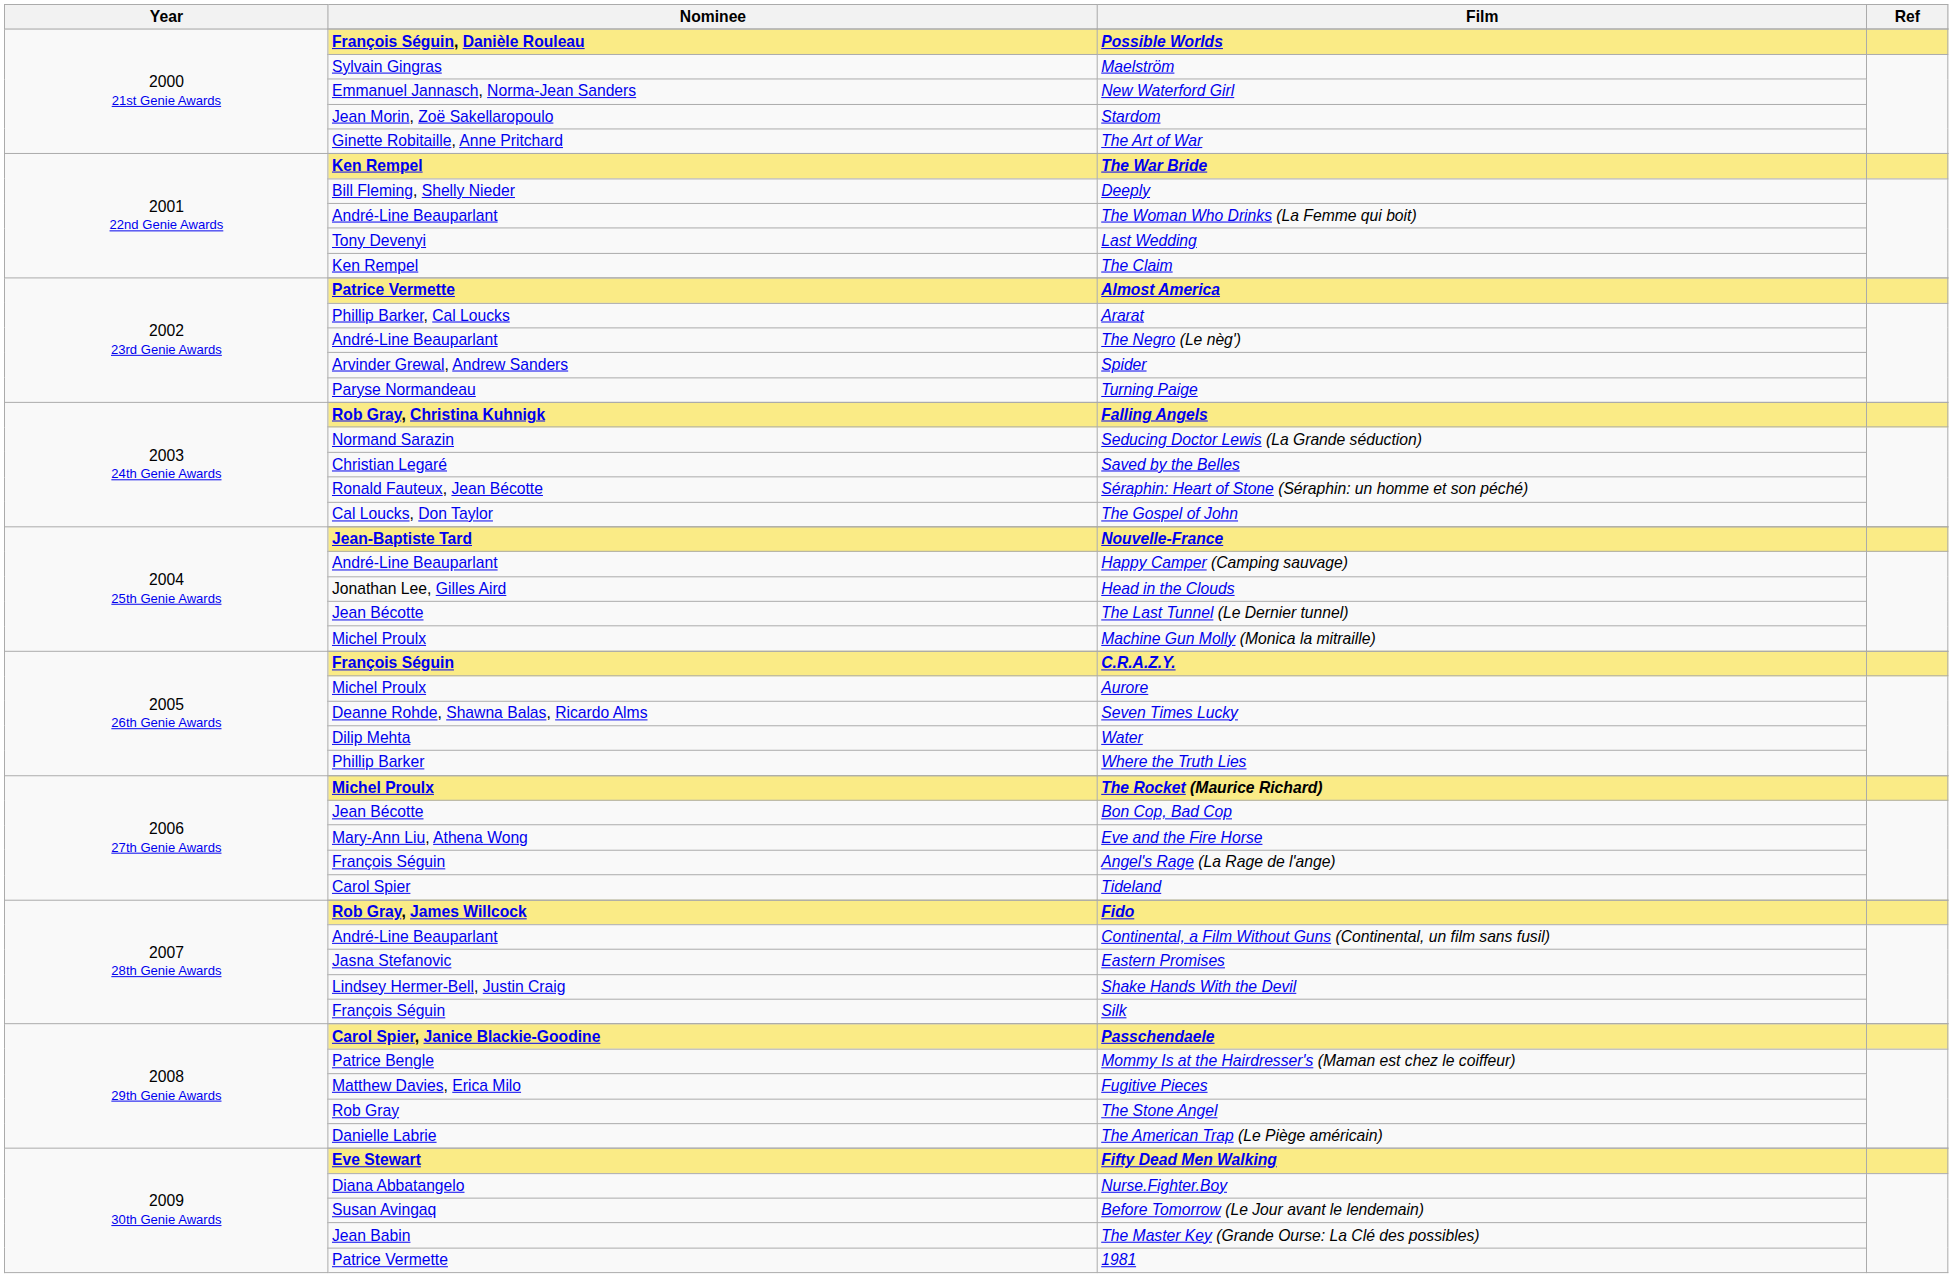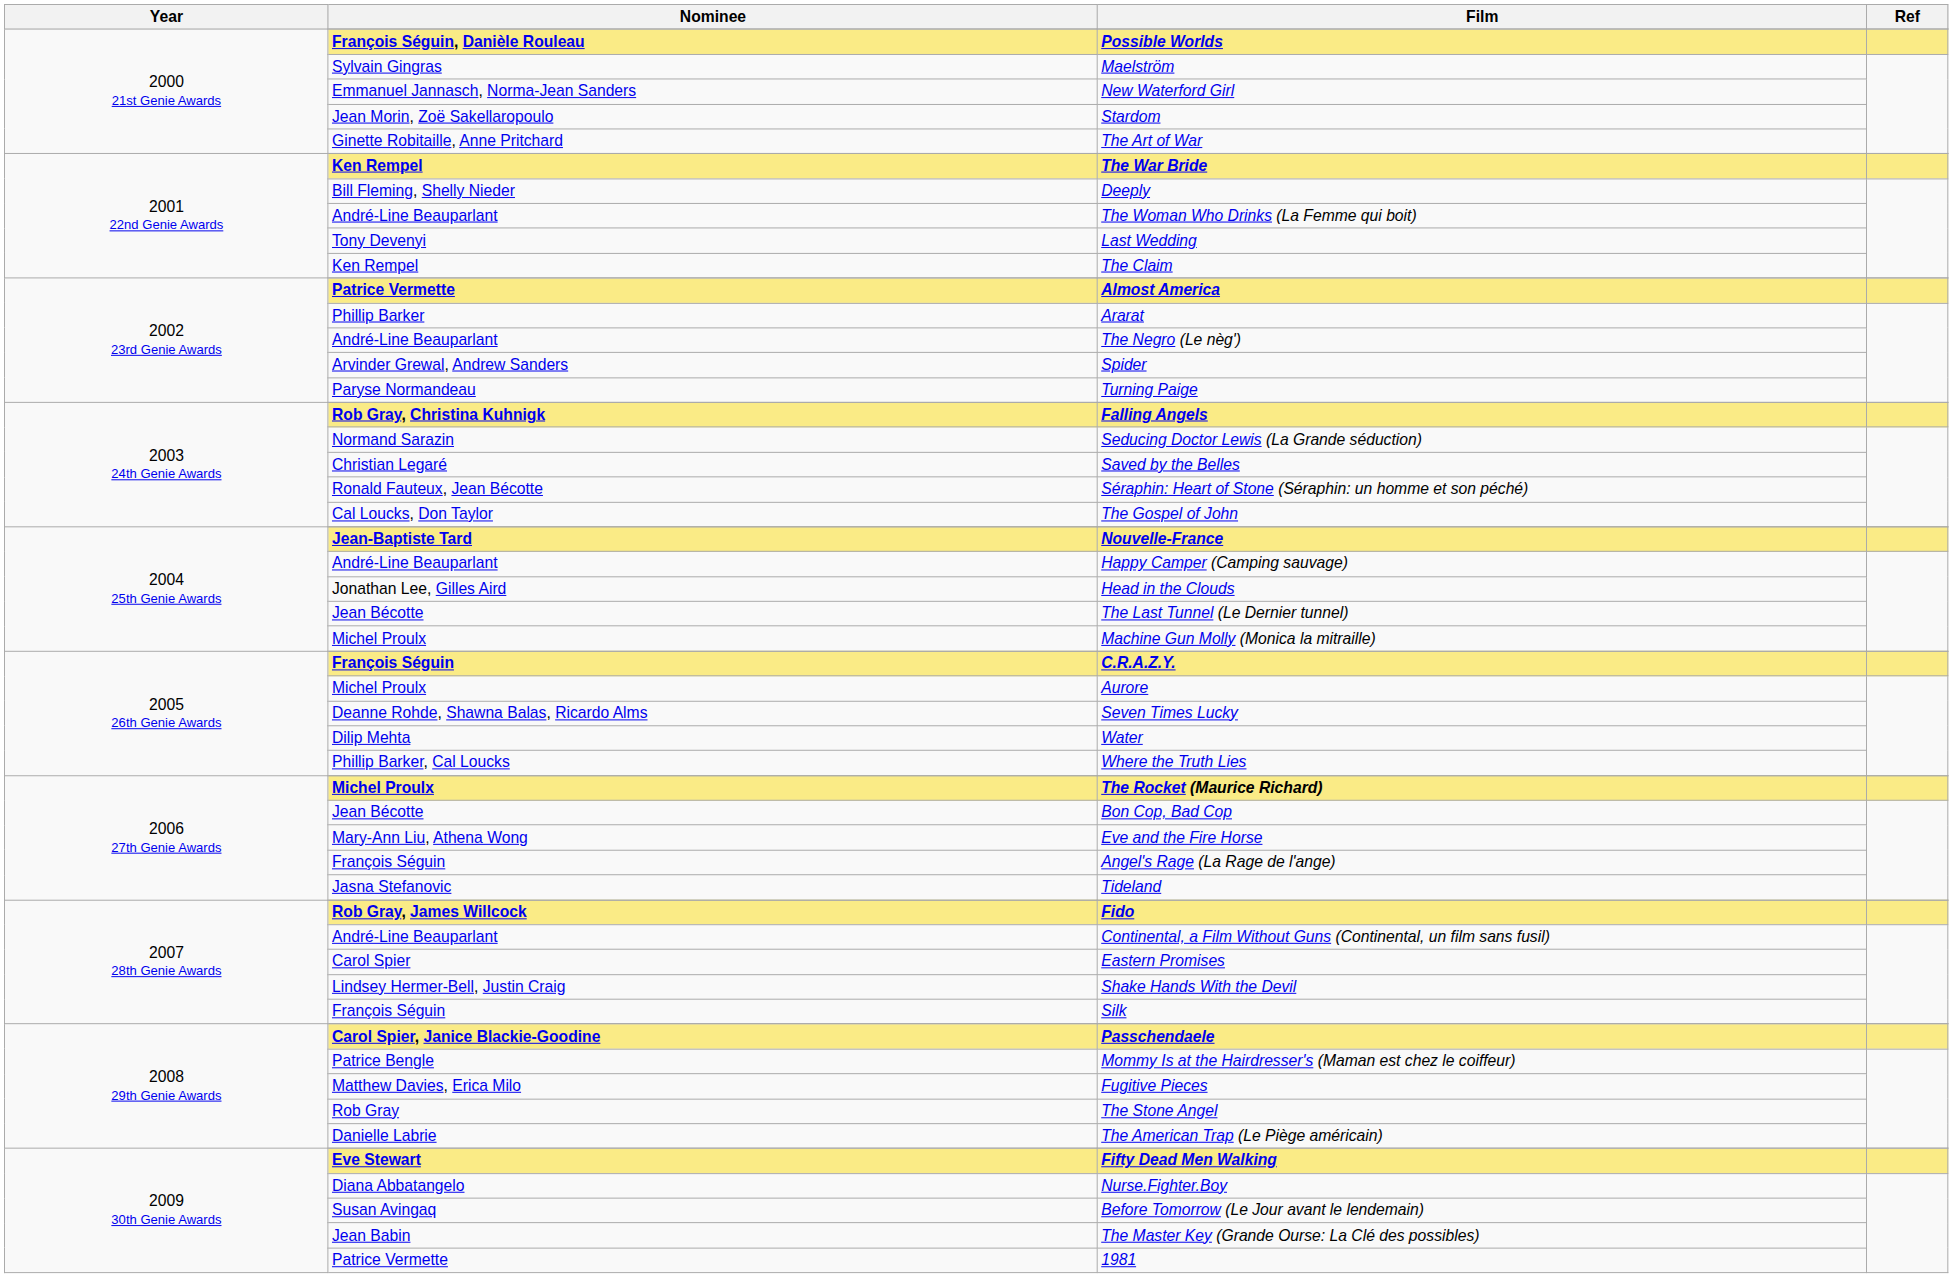(421, 315) Phillip Barker, Cal Loucks -> (378, 315) Phillip Barker
(378, 762) Phillip Barker -> (421, 762) Phillip Barker, Cal Loucks
(371, 887) Carol Spier -> (392, 887) Jasna Stefanovic
(392, 961) Jasna Stefanovic -> (371, 961) Carol Spier
